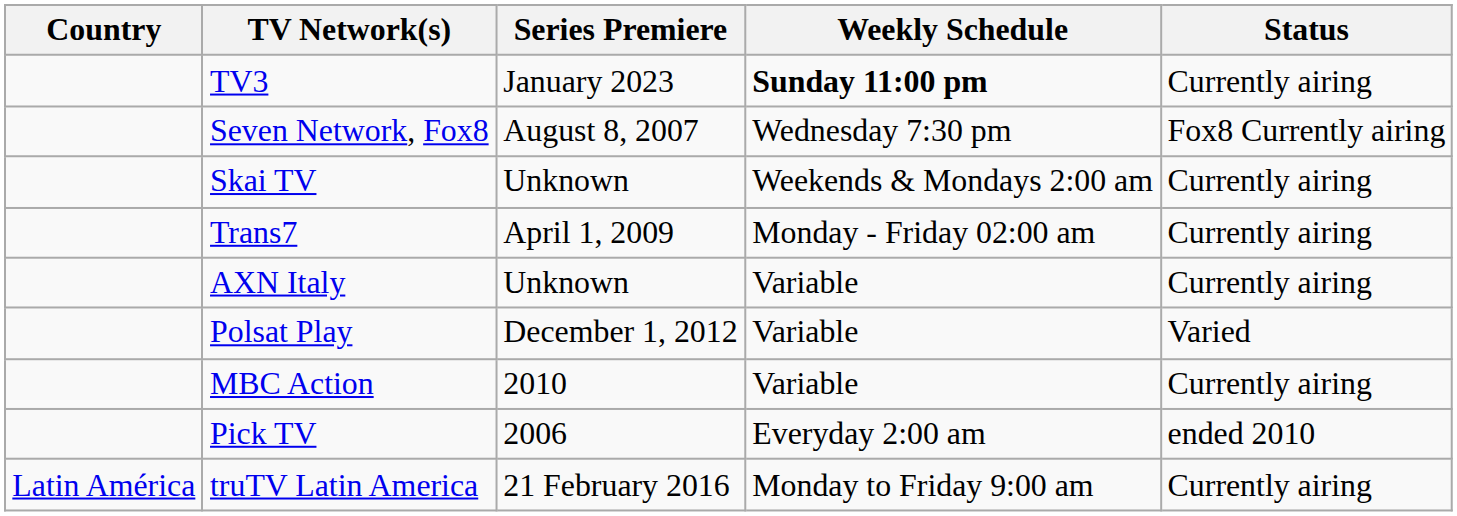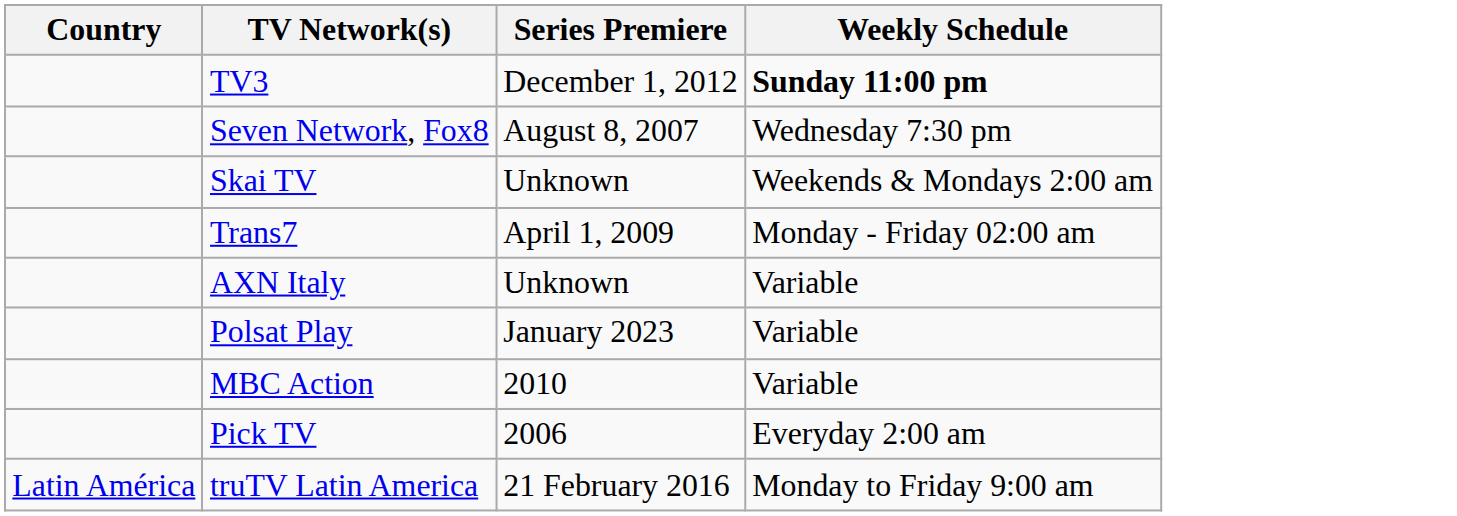- column: (1306, 29)
(589, 80) January 2023 -> (620, 80) December 1, 2012
(620, 332) December 1, 2012 -> (589, 332) January 2023
